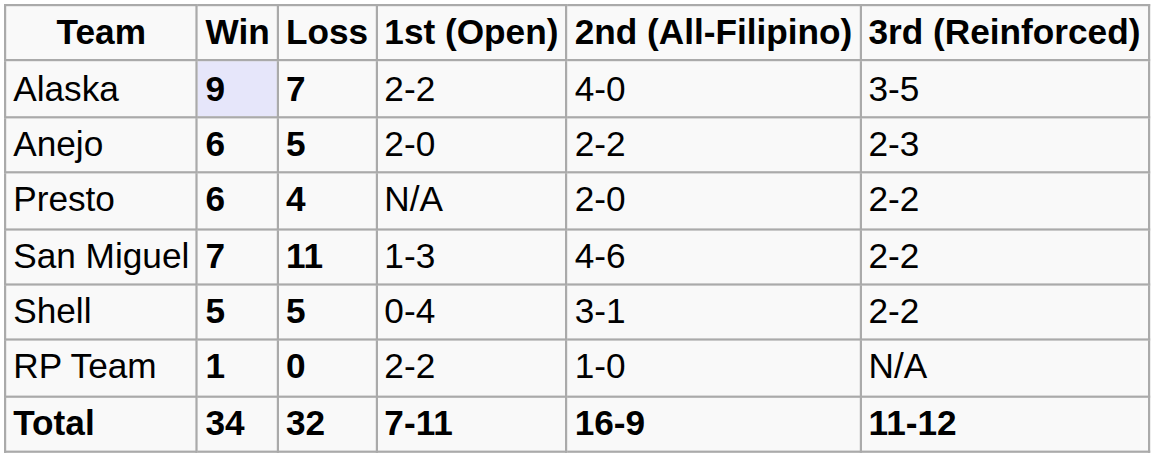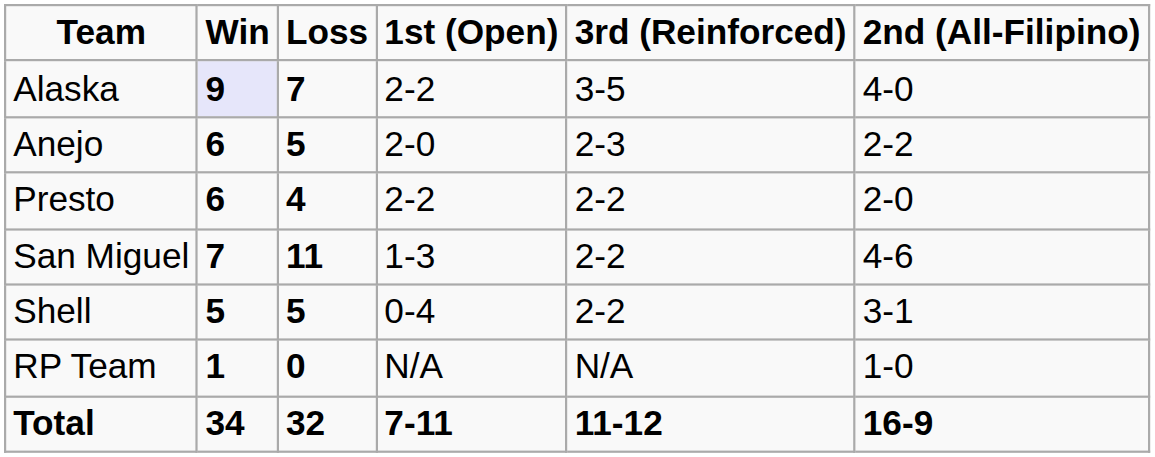columns swapped: (713, 32) <-> (1004, 32)
(414, 199) N/A -> (410, 199) 2-2
(410, 367) 2-2 -> (414, 367) N/A
